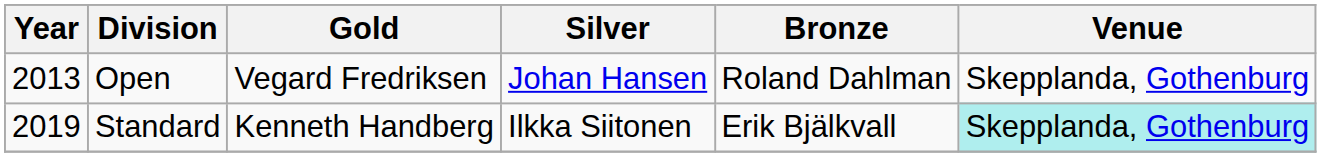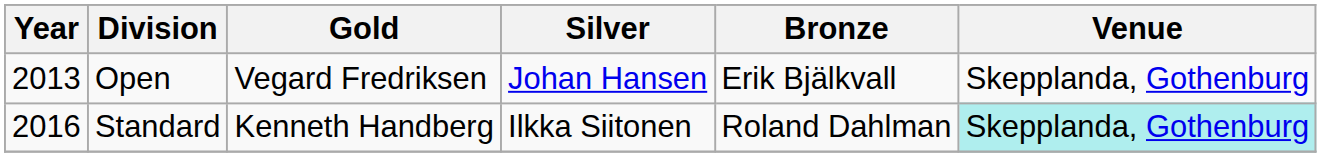(836, 77) Roland Dahlman -> (809, 77) Erik Bjälkvall
(46, 126) 2019 -> (46, 126) 2016
(809, 126) Erik Bjälkvall -> (836, 126) Roland Dahlman
